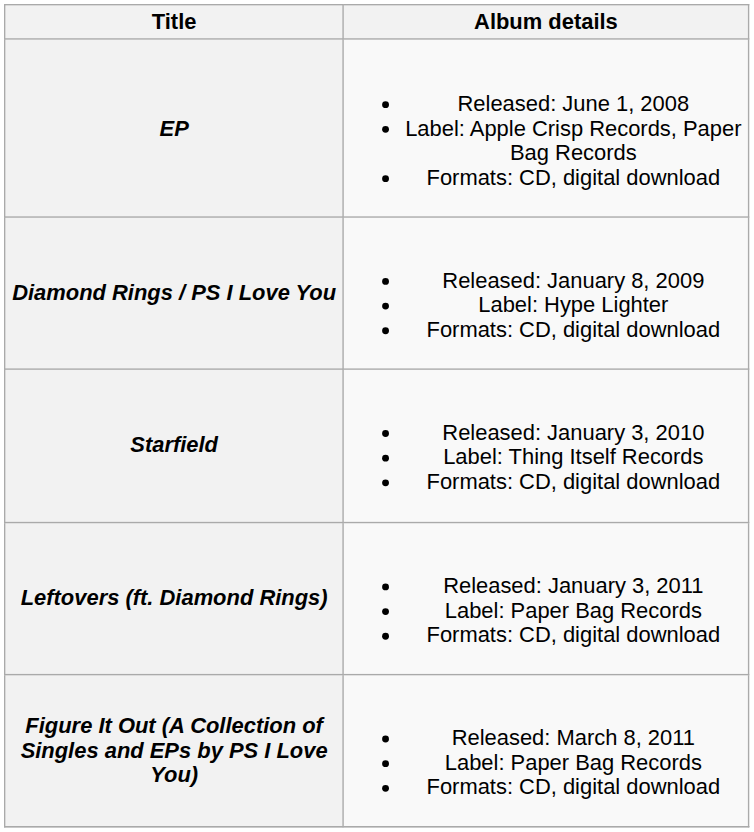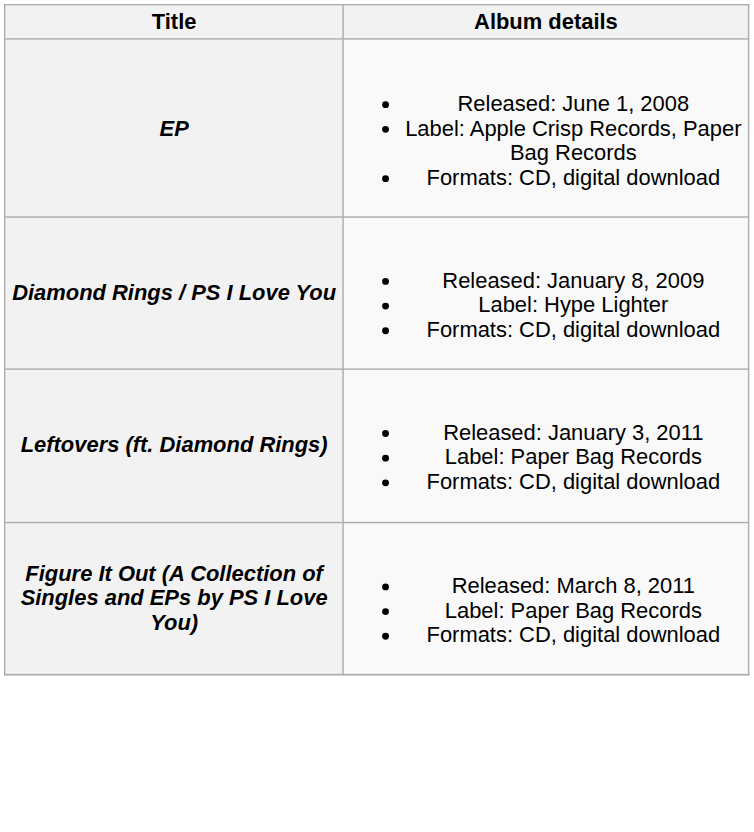- row: (174, 445)
